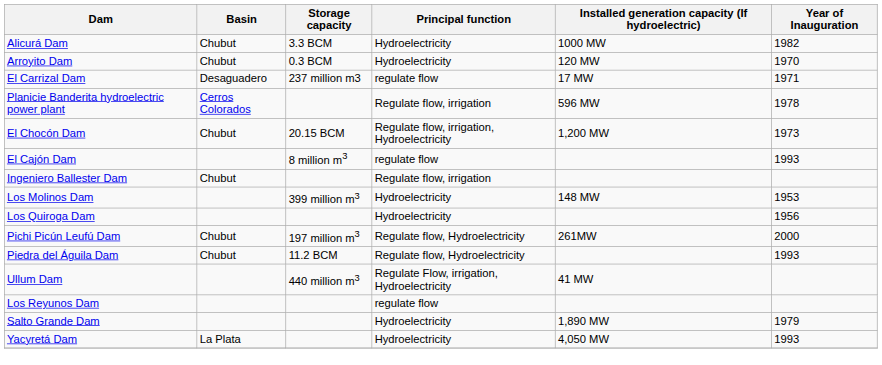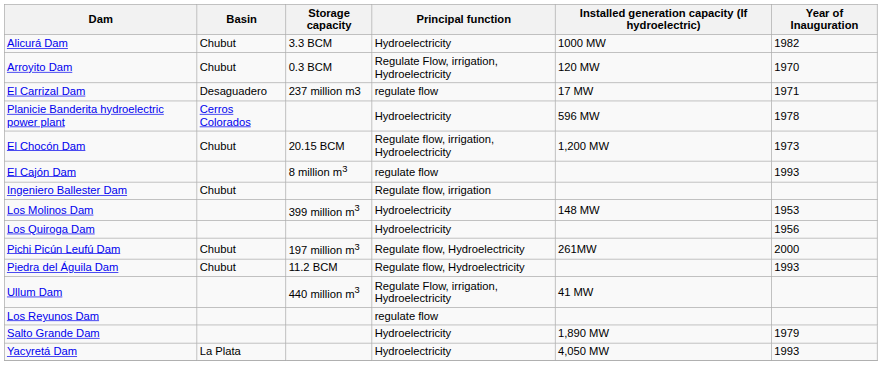(413, 61) Hydroelectricity -> (436, 67) Regulate Flow, irrigation, Hydroelectricity
(433, 103) Regulate flow, irrigation -> (413, 115) Hydroelectricity
